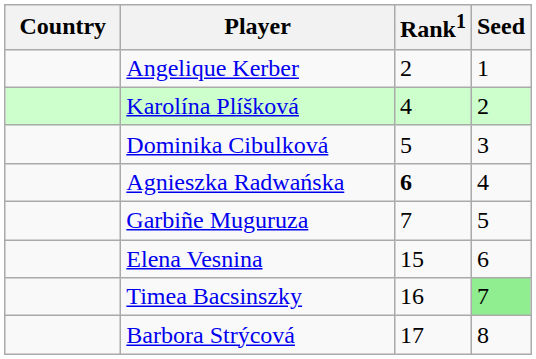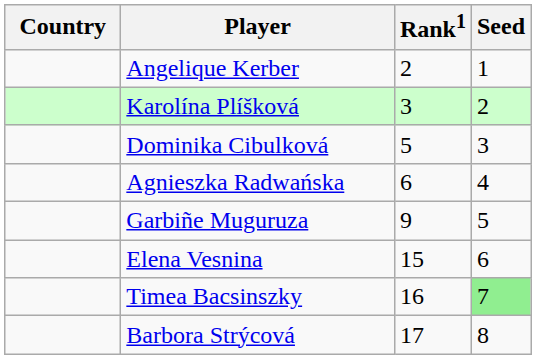(406, 106) 4 -> (406, 106) 3
(406, 182) bold -> (406, 182) normal
(406, 220) 7 -> (406, 220) 9
